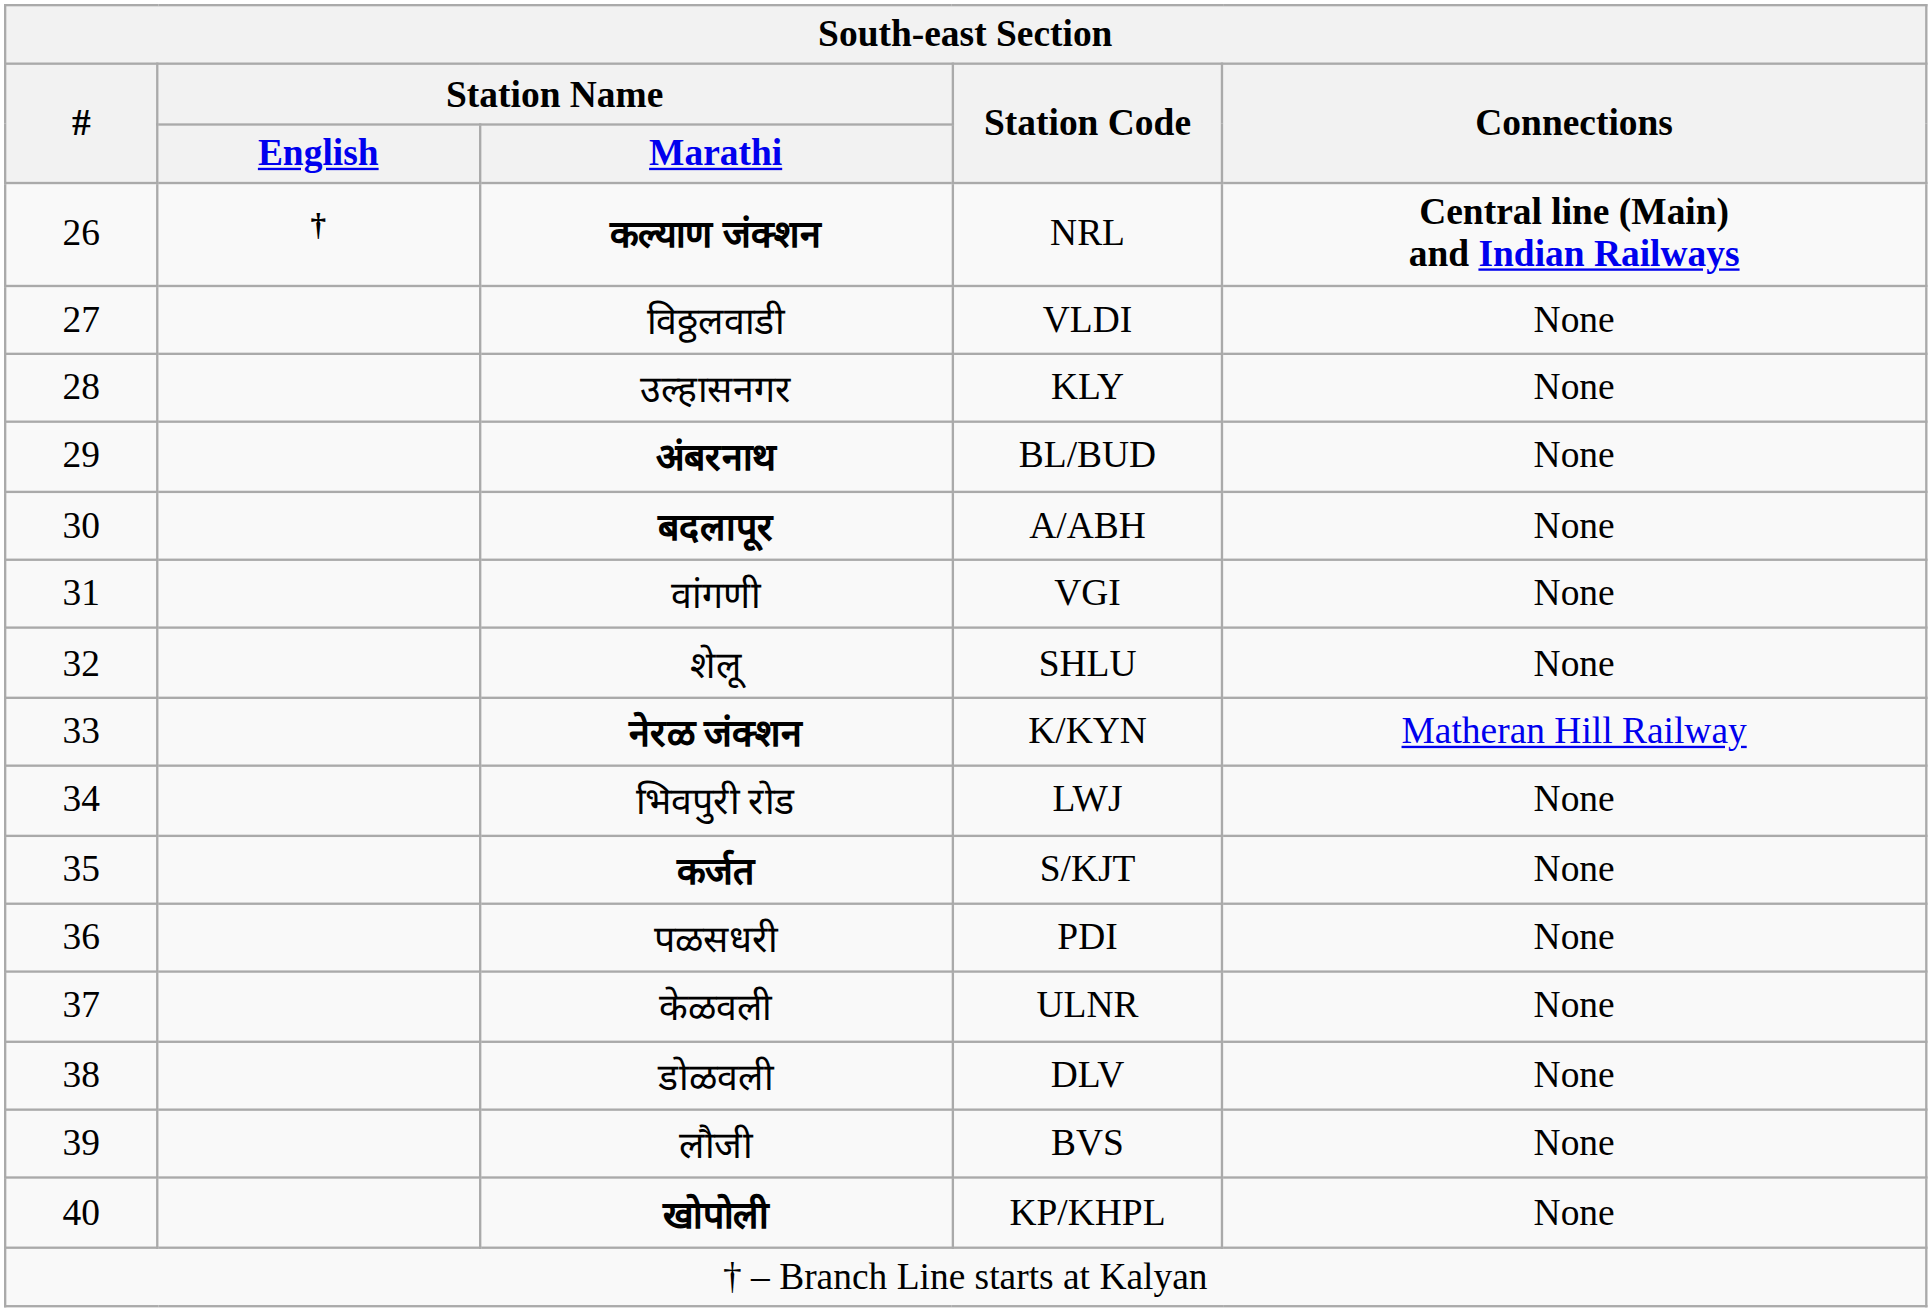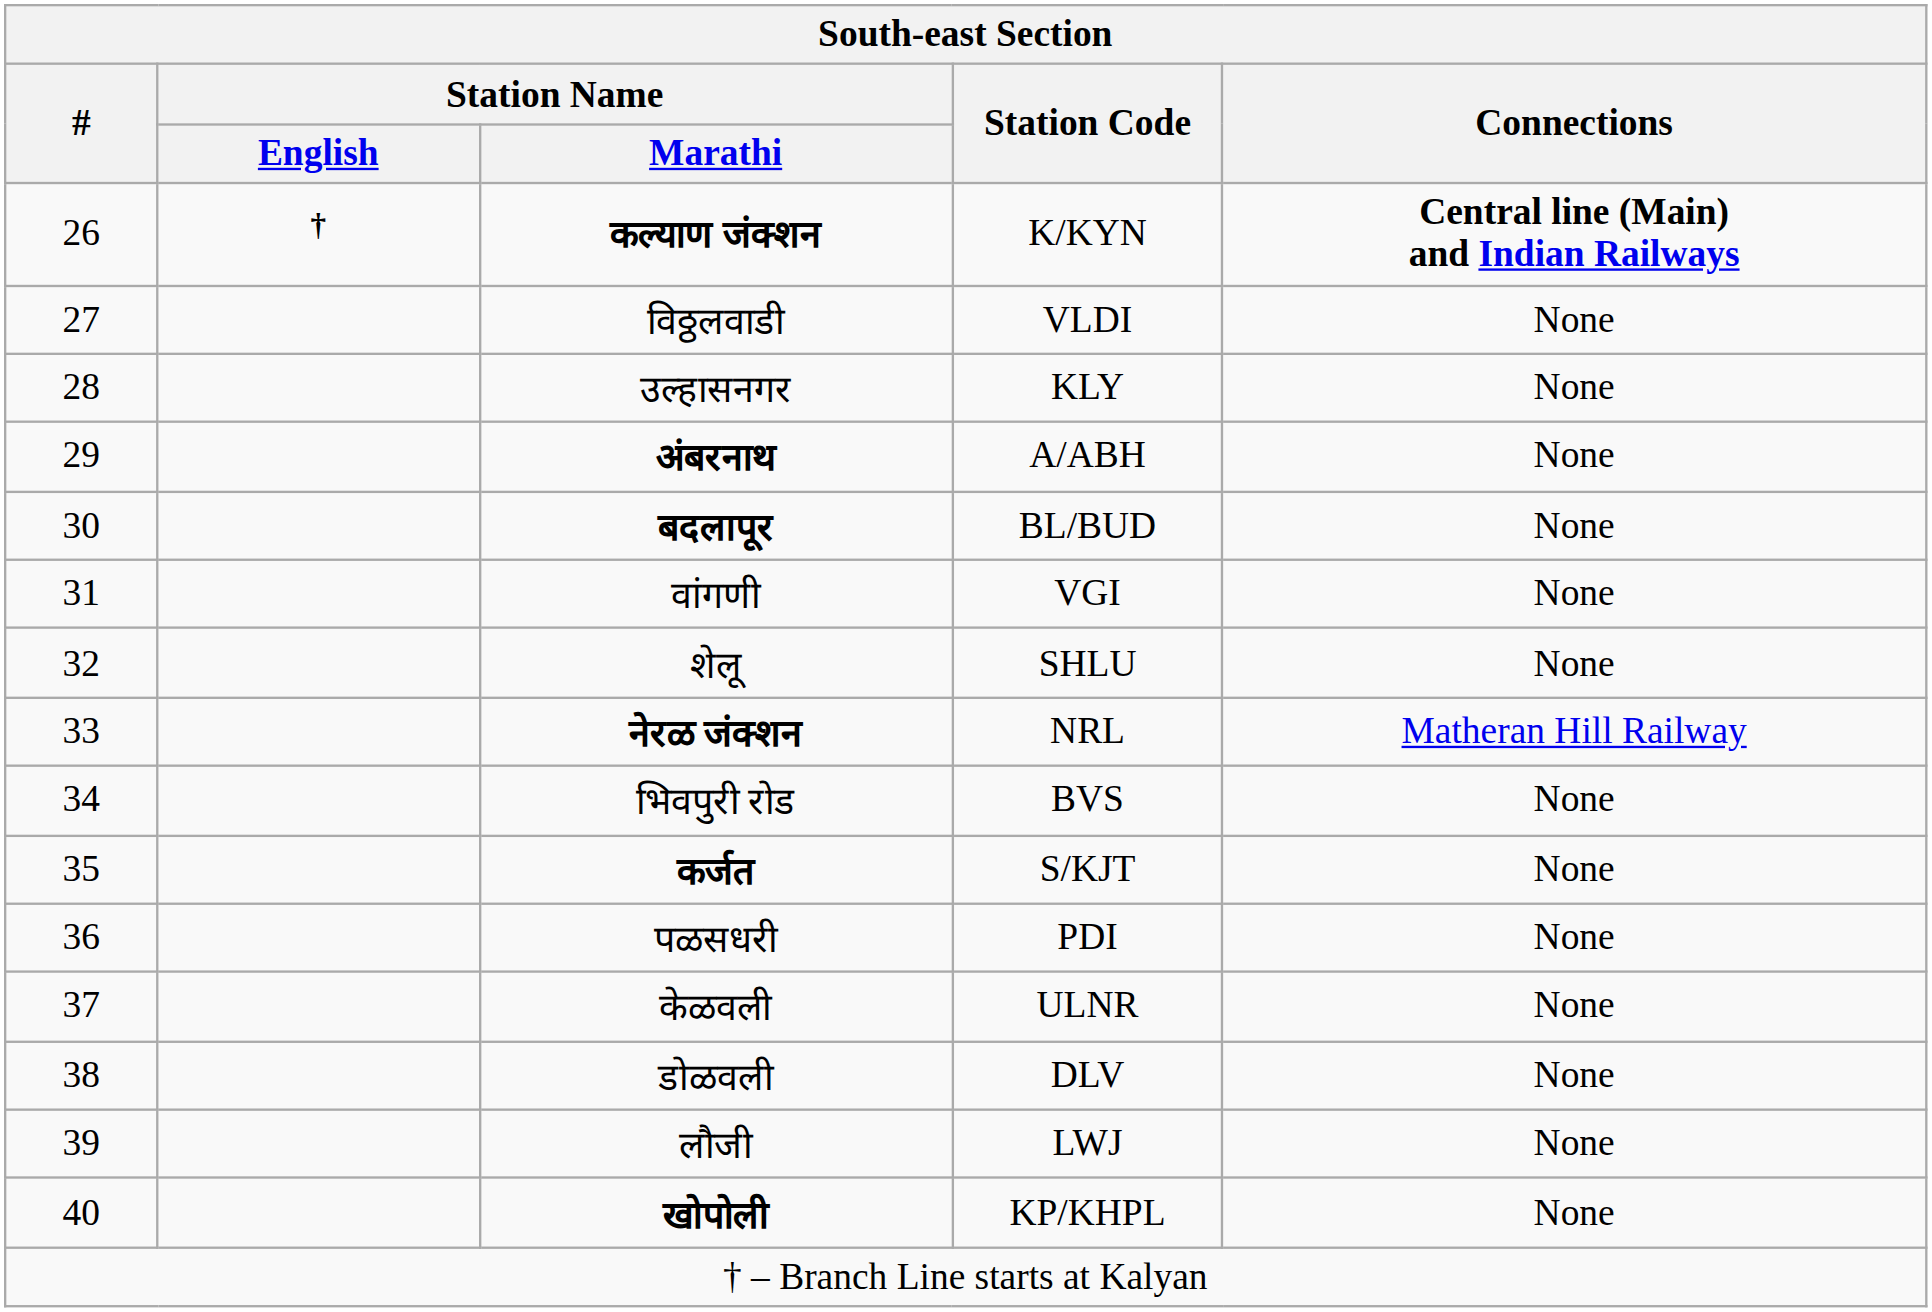(1088, 233) NRL -> (1088, 233) K/KYN
(1088, 455) BL/BUD -> (1088, 455) A/ABH
(1088, 524) A/ABH -> (1088, 524) BL/BUD
(1088, 730) K/KYN -> (1088, 730) NRL
(1088, 799) LWJ -> (1088, 799) BVS
(1088, 1143) BVS -> (1088, 1143) LWJ
